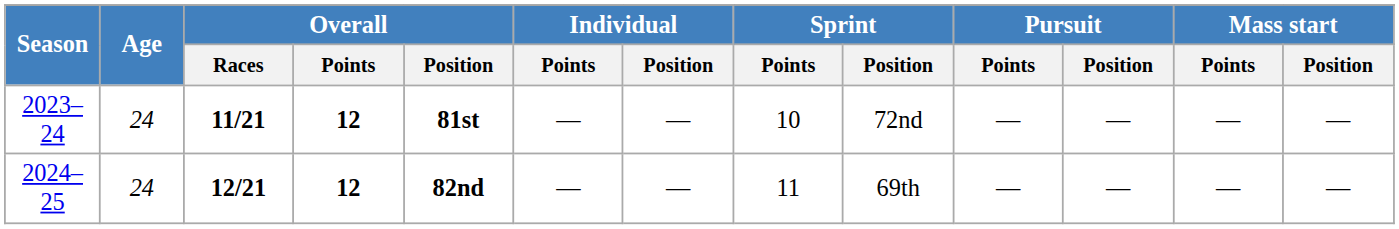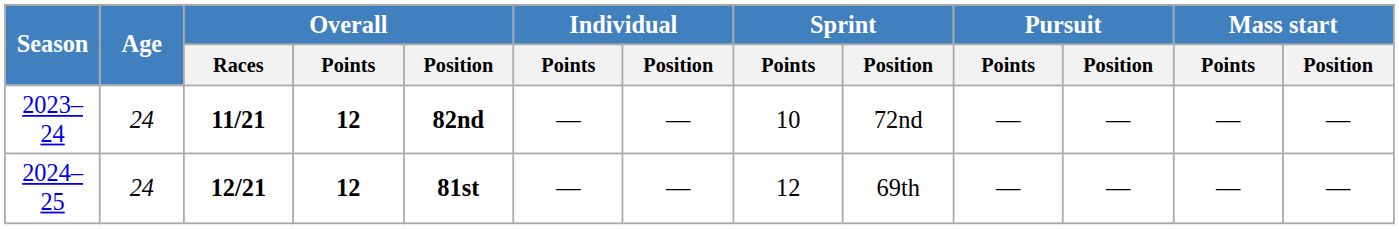(458, 118) 81st -> (458, 118) 82nd
(458, 187) 82nd -> (458, 187) 81st
(788, 187) 11 -> (788, 187) 12
